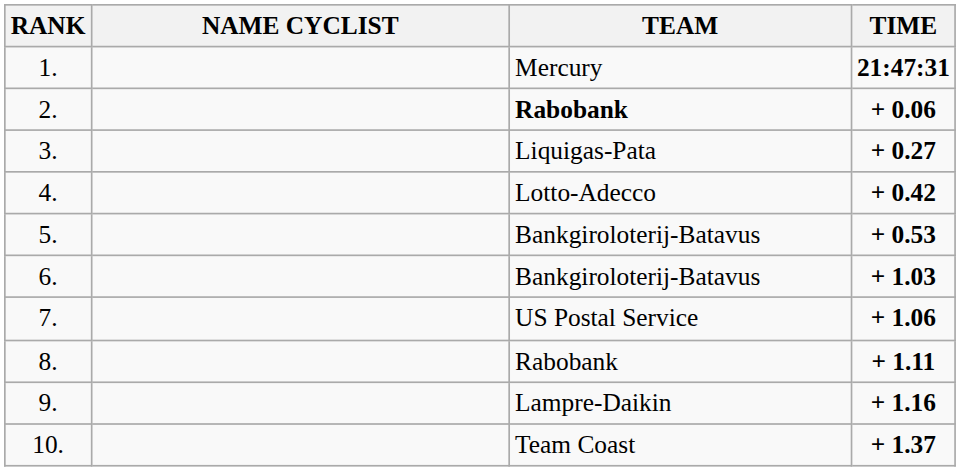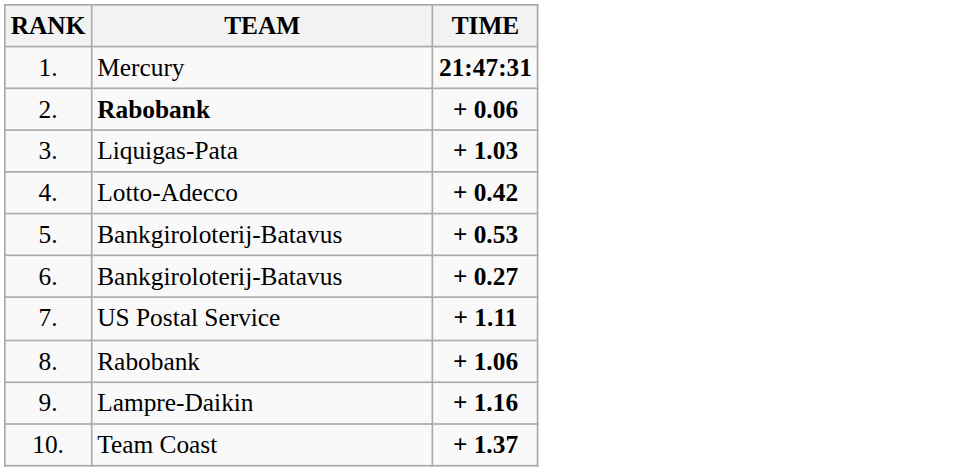- column: (300, 25)
(903, 151) + 0.27 -> (485, 151) + 1.03
(903, 276) + 1.03 -> (485, 276) + 0.27
(903, 318) + 1.06 -> (485, 318) + 1.11
(903, 360) + 1.11 -> (485, 360) + 1.06
